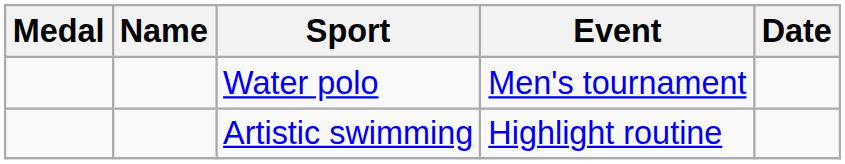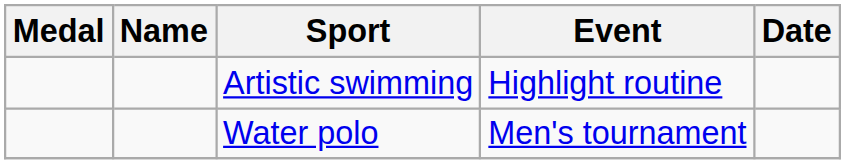rows swapped: (301, 82) <-> (348, 133)
